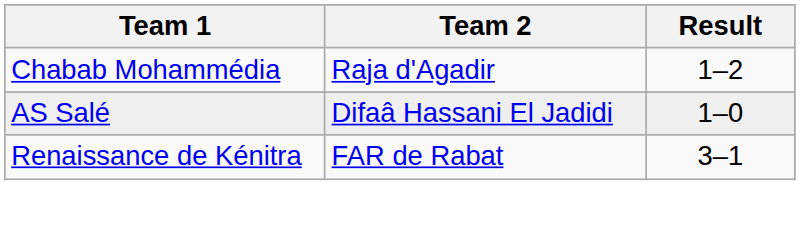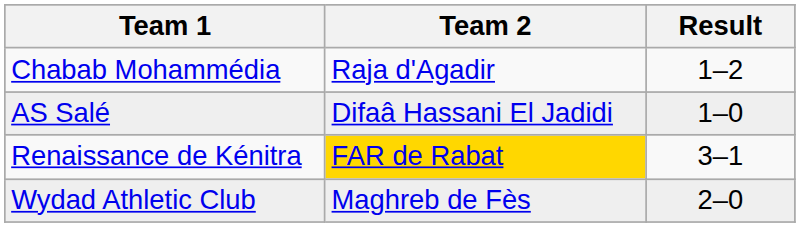(417, 156) no background -> (417, 156) gold background
+ row: (133, 199)
